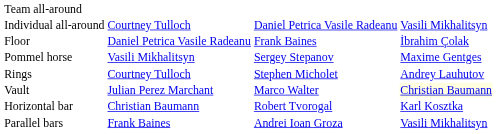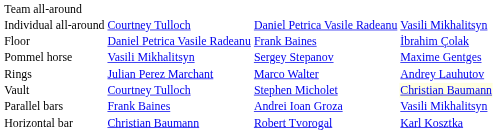(149, 74) Courtney Tulloch -> (160, 74) Julian Perez Marchant
(296, 74) Stephen Micholet -> (286, 74) Marco Walter
(160, 90) Julian Perez Marchant -> (149, 90) Courtney Tulloch
(286, 90) Marco Walter -> (296, 90) Stephen Micholet
rows swapped: (34, 122) <-> (39, 106)
